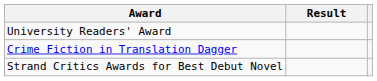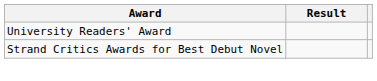- row: (122, 49)
